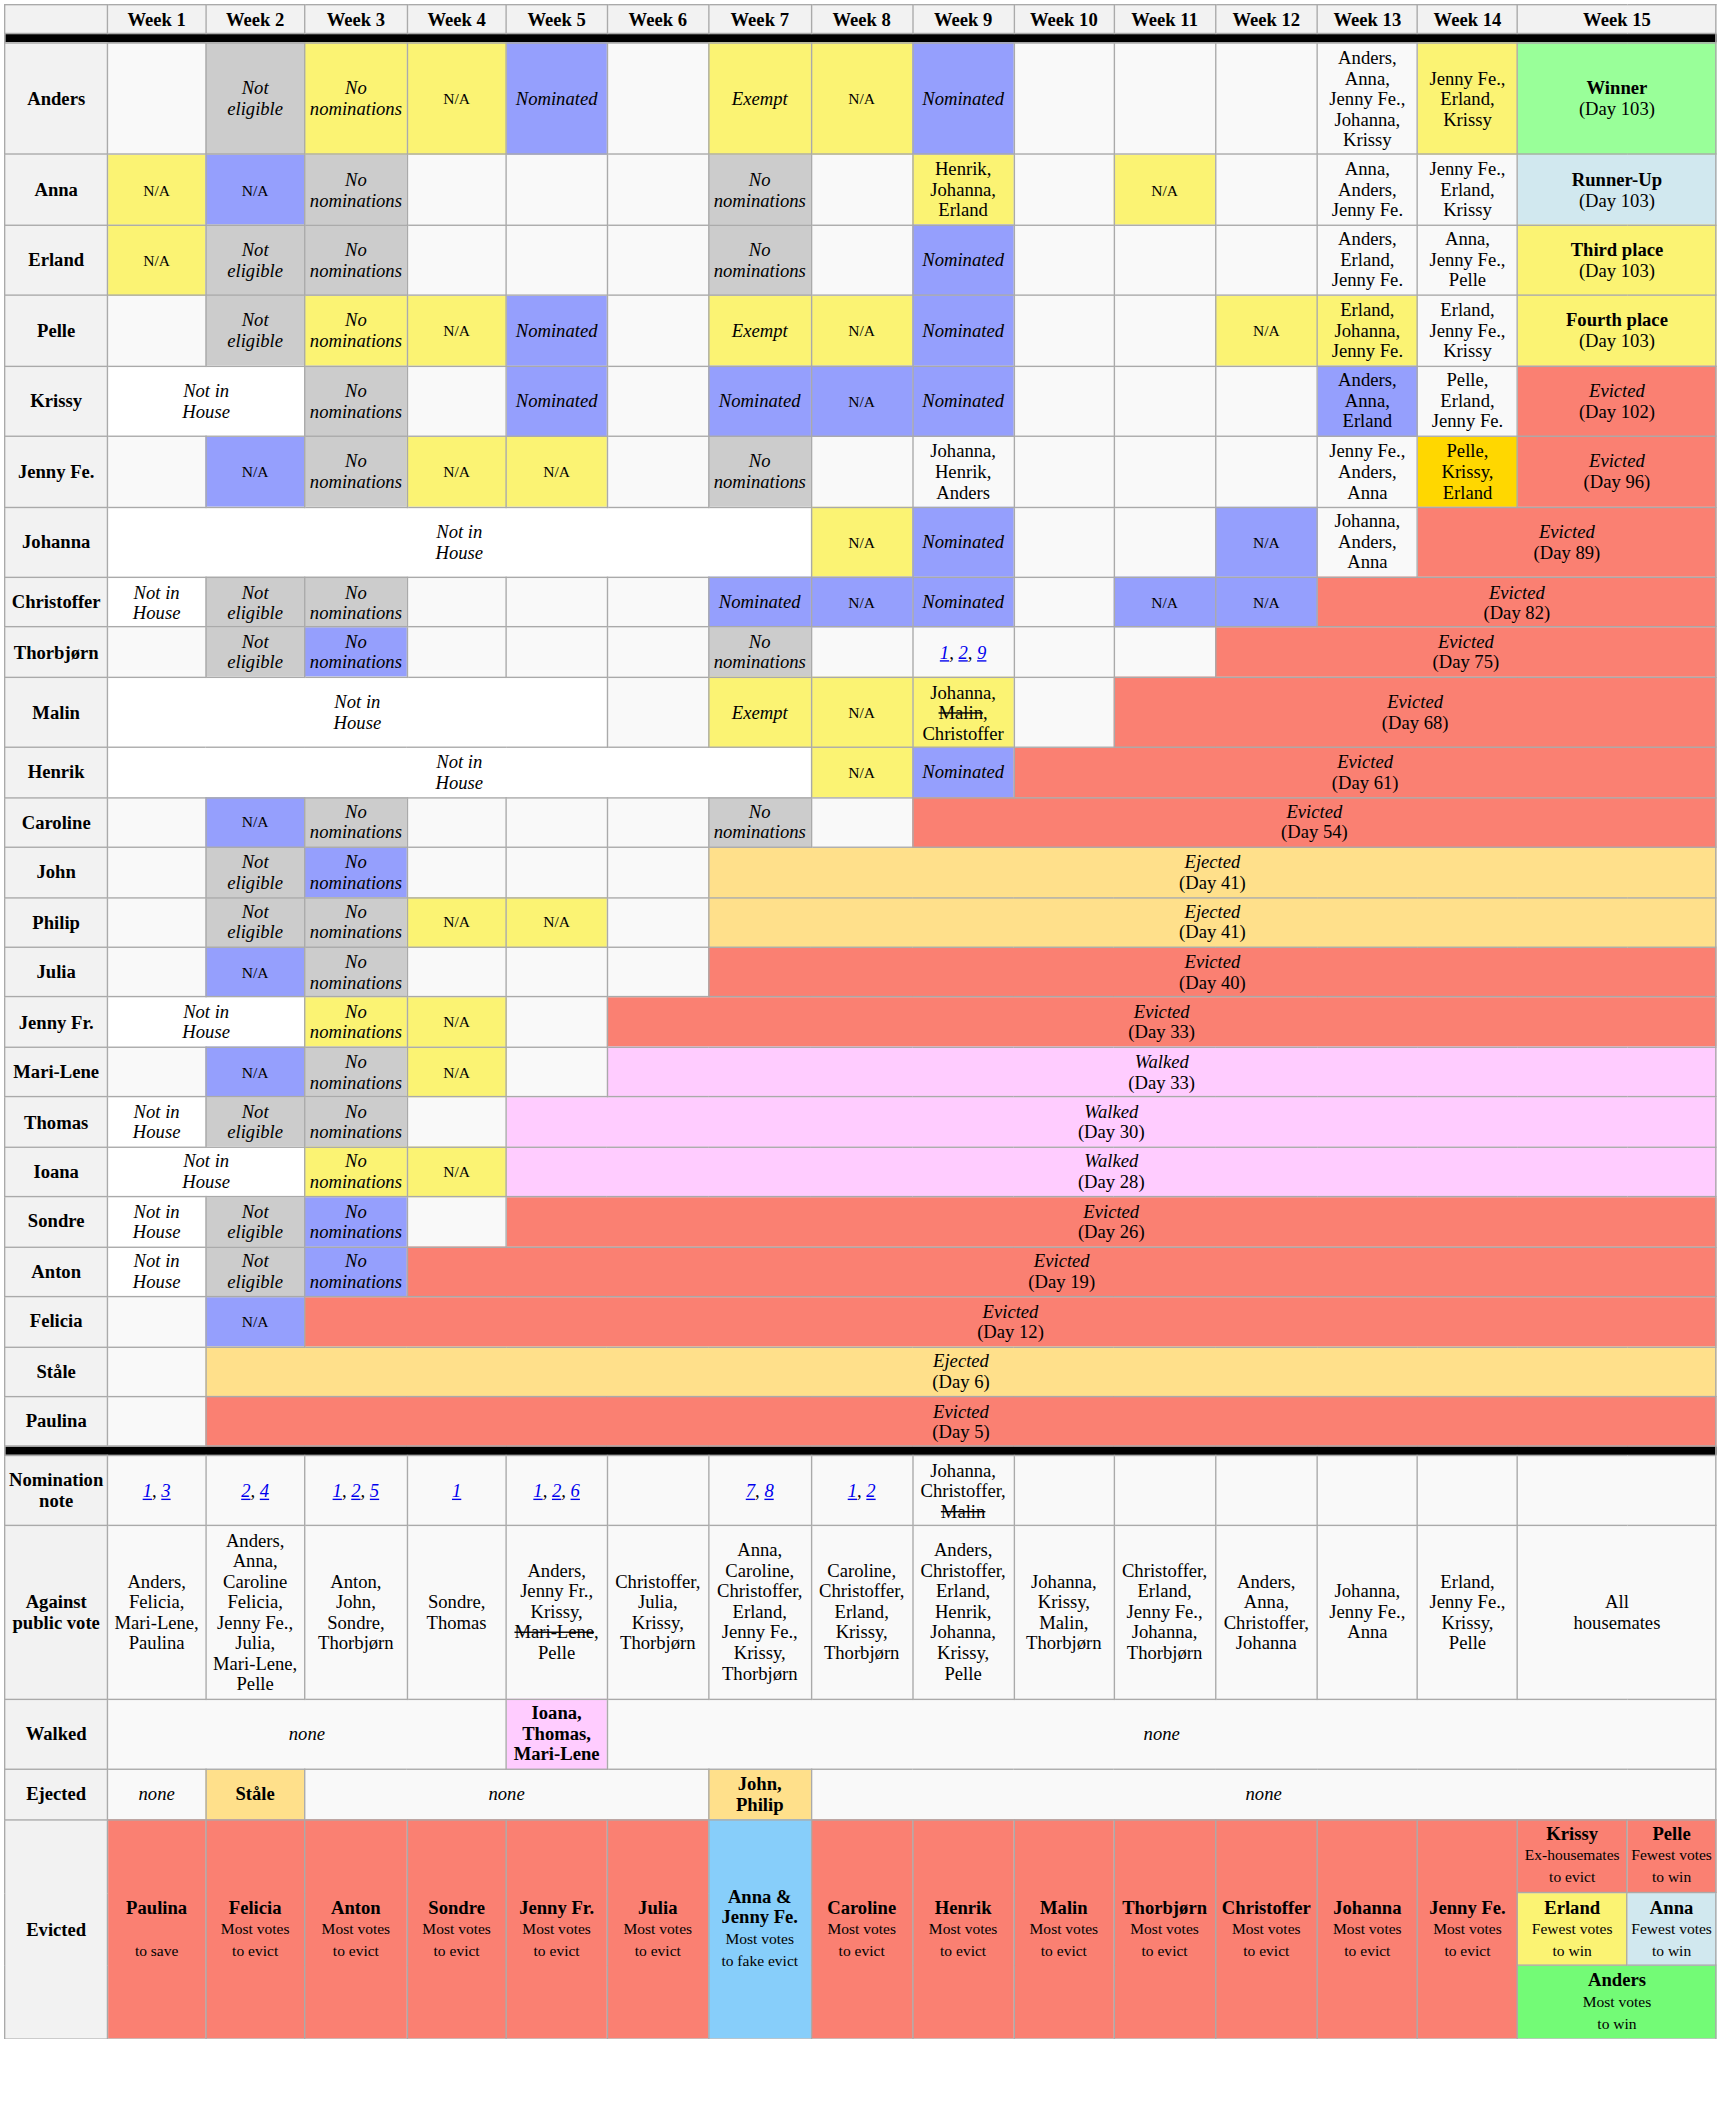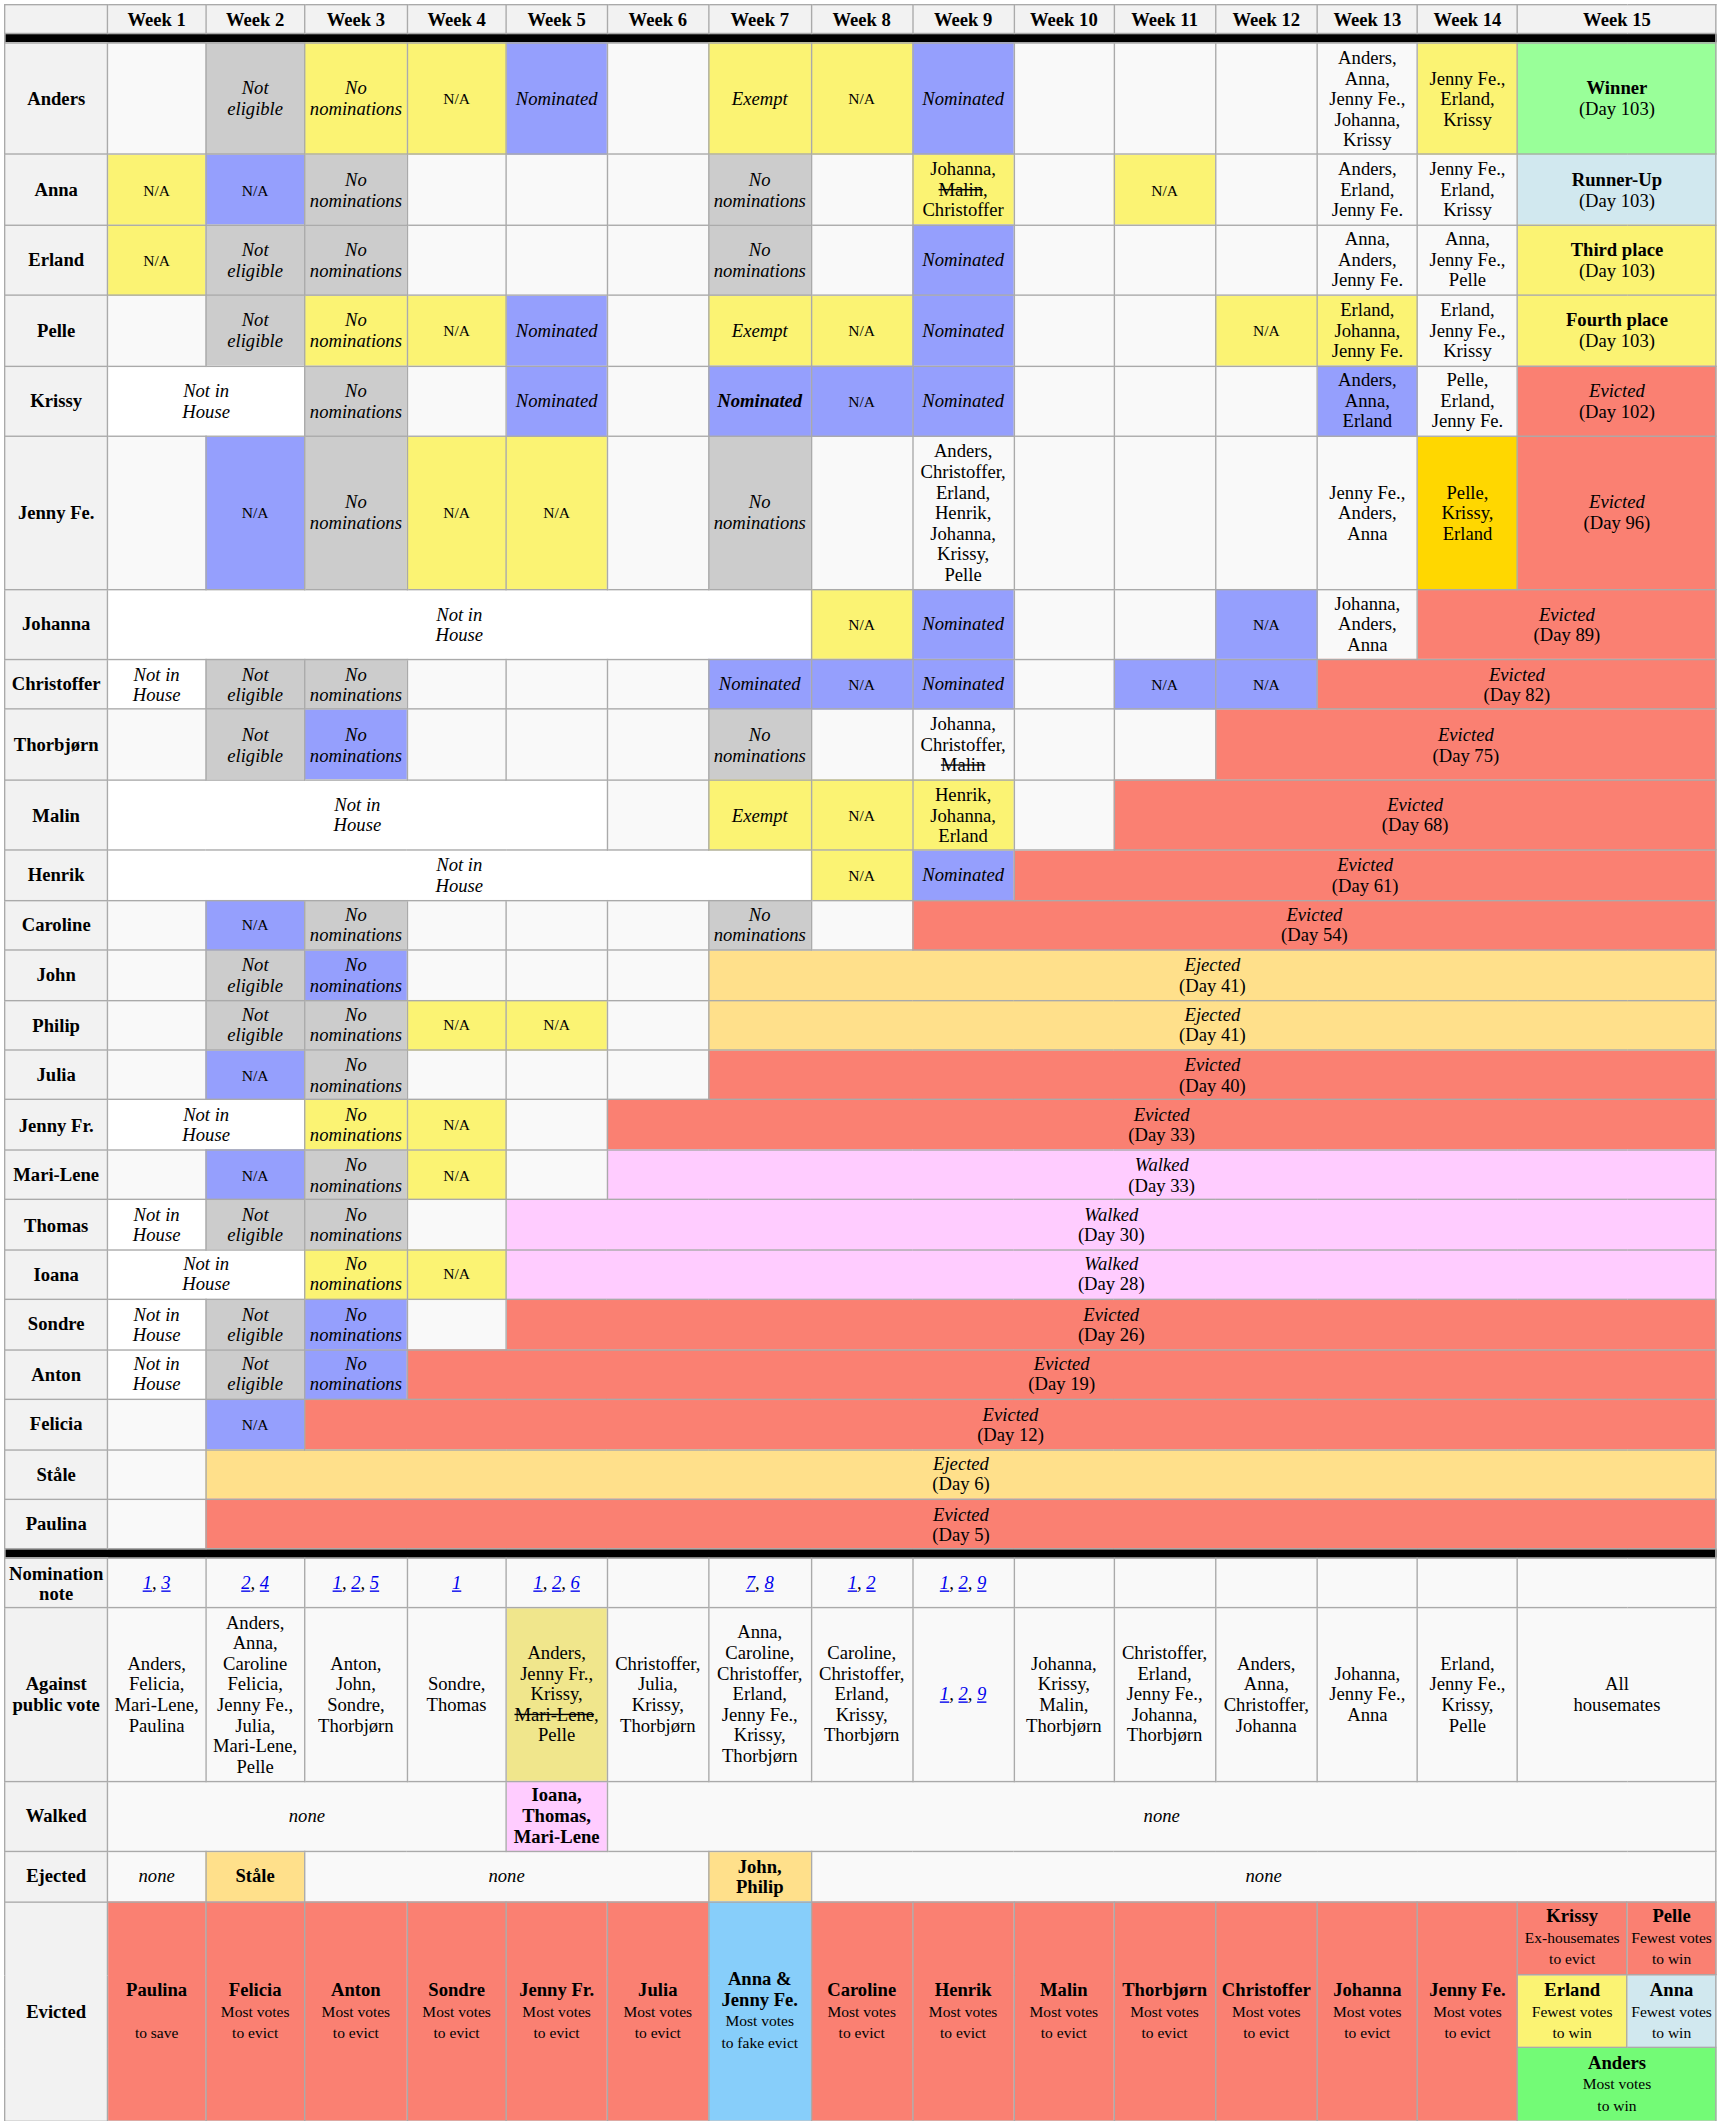(963, 189) Henrik, Johanna, Erland -> (963, 189) Johanna, Malin, Christoffer
(1367, 189) Anna, Anders, Jenny Fe. -> (1367, 189) Anders, Erland, Jenny Fe.
(1367, 260) Anders, Erland, Jenny Fe. -> (1367, 260) Anna, Anders, Jenny Fe.
(760, 401) normal -> (760, 401) bold
(963, 471) Johanna, Henrik, Anders -> (963, 512) Anders, Christoffer, Erland, Henrik, Johanna, Krissy, Pelle
(963, 652) 1, 2, 9 -> (963, 744) Johanna, Christoffer, Malin
(963, 712) Johanna, Malin, Christoffer -> (963, 815) Henrik, Johanna, Erland
(963, 1490) Johanna, Christoffer, Malin -> (963, 1583) 1, 2, 9
(557, 1612) no background -> (557, 1694) khaki background
(963, 1612) Anders, Christoffer, Erland, Henrik, Johanna, Krissy, Pelle -> (963, 1694) 1, 2, 9
